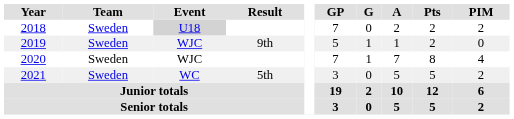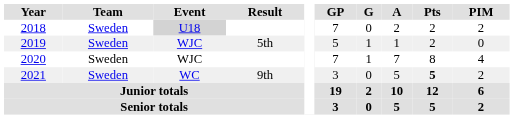(265, 43) 9th -> (265, 43) 5th
(265, 75) 5th -> (265, 75) 9th
(432, 75) normal -> (432, 75) bold
